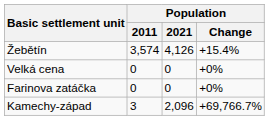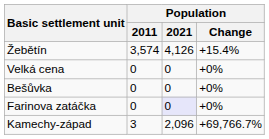+ row: (29, 87)
(168, 87) no background -> (168, 106) lavender background
